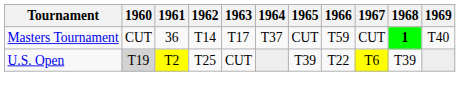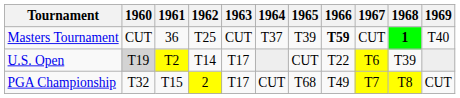(205, 38) T14 -> (205, 38) T25
(238, 38) T17 -> (238, 38) CUT
(305, 38) CUT -> (305, 38) T39
(338, 38) normal -> (338, 38) bold
(205, 60) T25 -> (205, 60) T14
(238, 60) CUT -> (238, 60) T17
(305, 60) T39 -> (305, 60) CUT
+ row: (62, 82)
